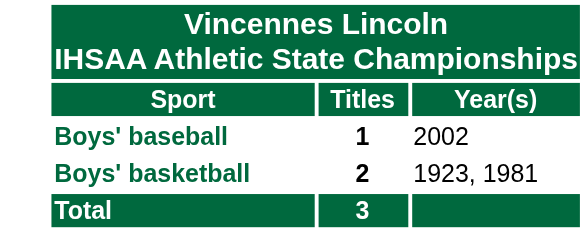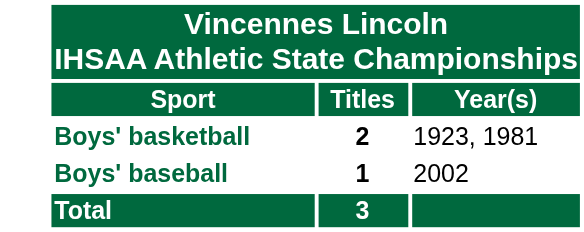rows swapped: (152, 174) <-> (141, 137)
